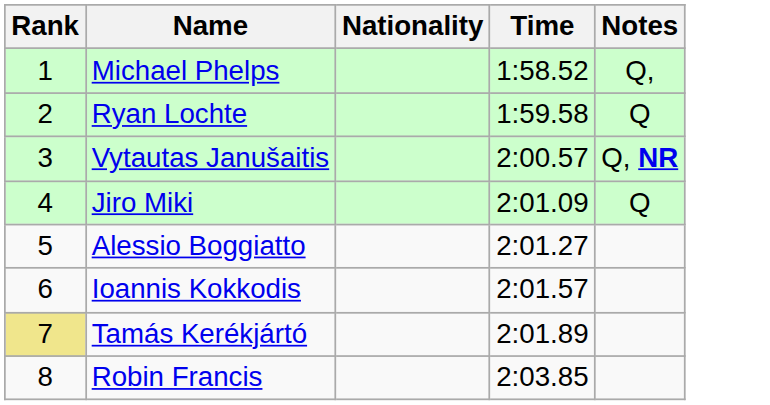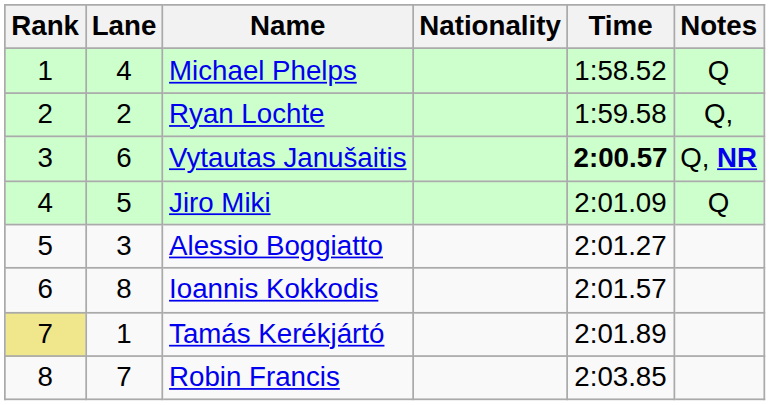+ column: (124, 26)
(640, 70) Q, -> (719, 70) Q
(640, 114) Q -> (719, 114) Q,
(542, 158) normal -> (620, 158) bold
